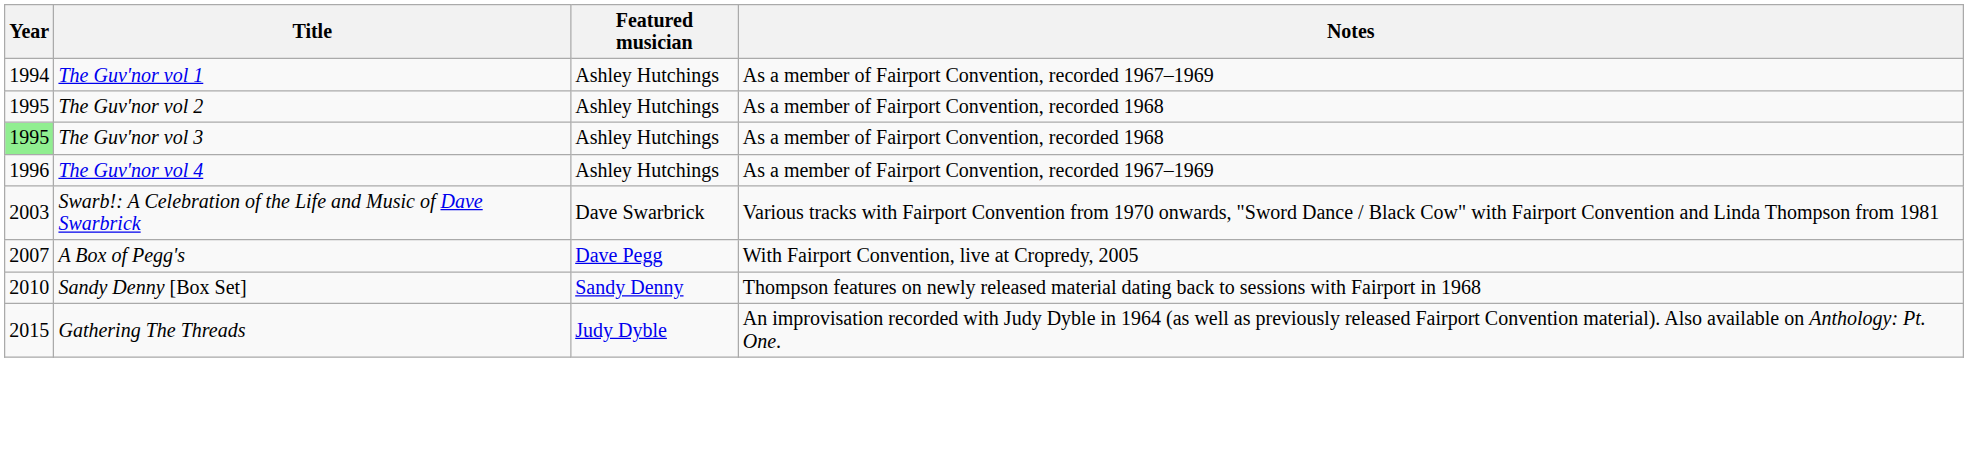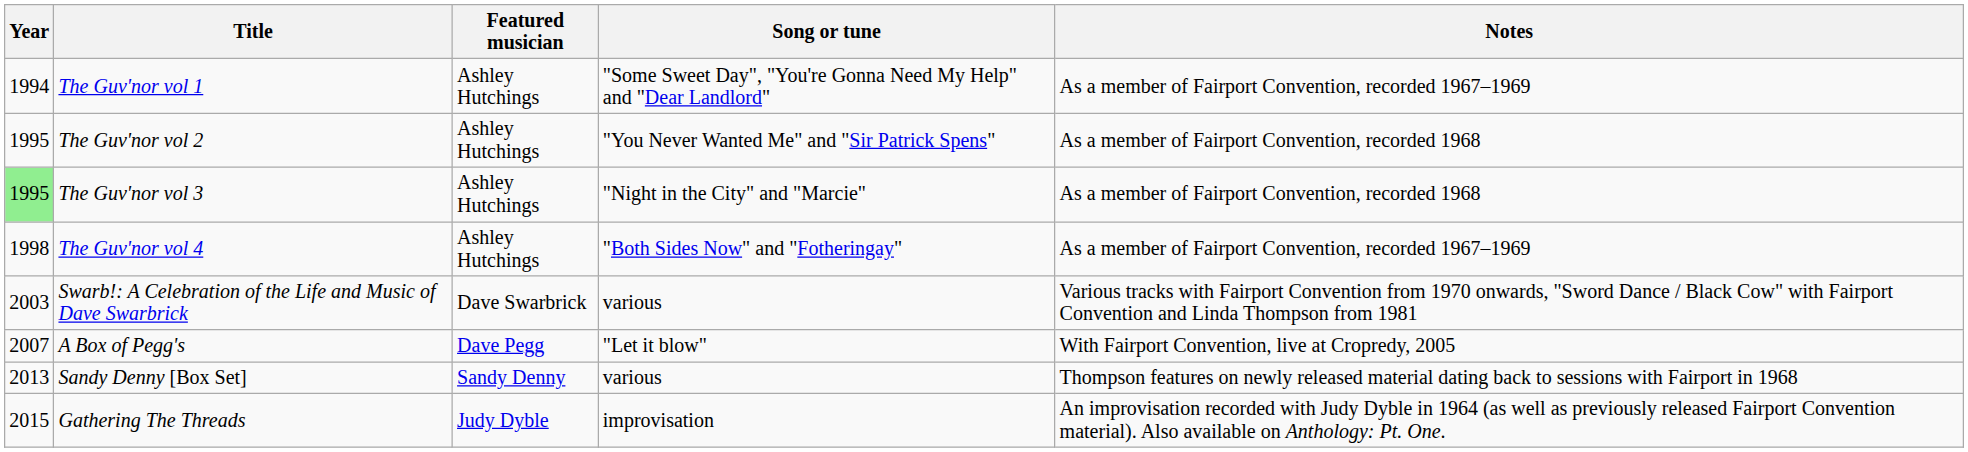+ column: (827, 31)
(29, 169) 1996 -> (29, 248) 1998
(29, 287) 2010 -> (29, 377) 2013
